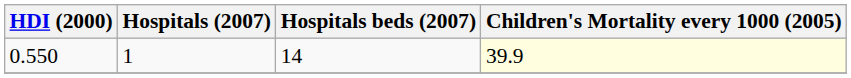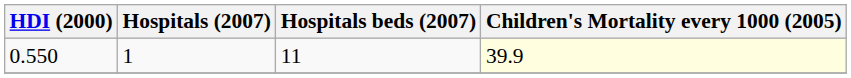(291, 55) 14 -> (291, 55) 11
